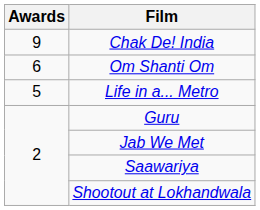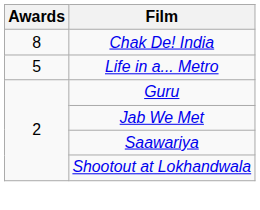(37, 42) 9 -> (37, 42) 8
- row: (162, 67)
